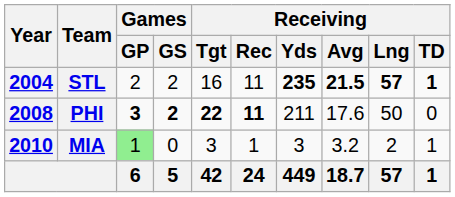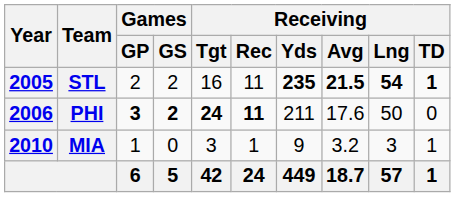(31, 82) 2004 -> (31, 82) 2005
(391, 82) 57 -> (391, 82) 54
(31, 113) 2008 -> (31, 113) 2006
(211, 113) 22 -> (211, 113) 24
(135, 144) lightgreen background -> (135, 144) no background
(299, 144) 3 -> (299, 144) 9
(391, 144) 2 -> (391, 144) 3
